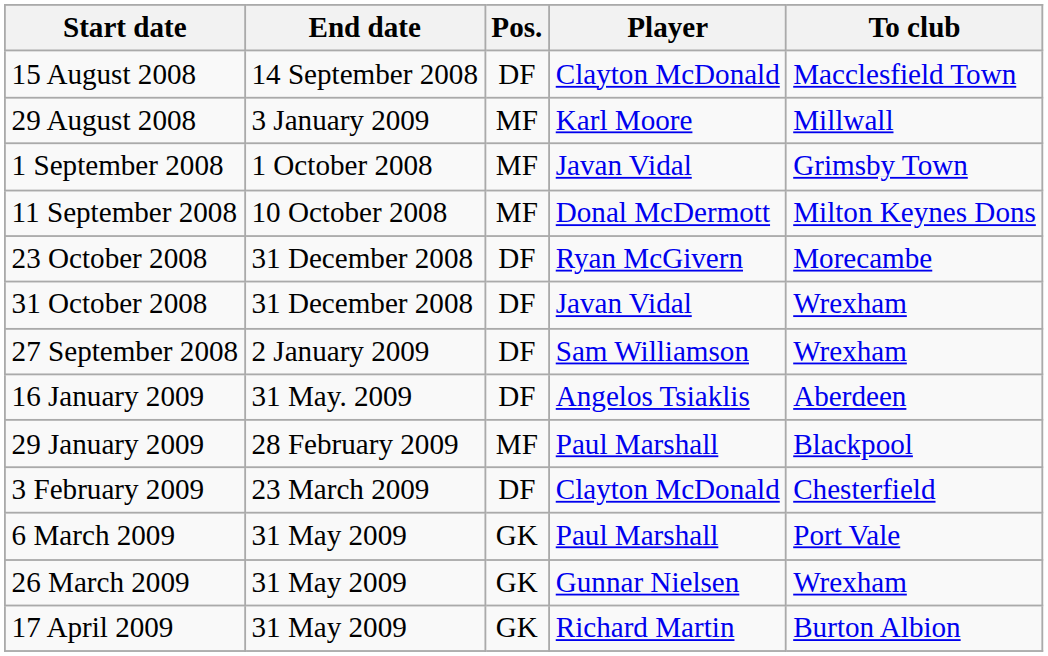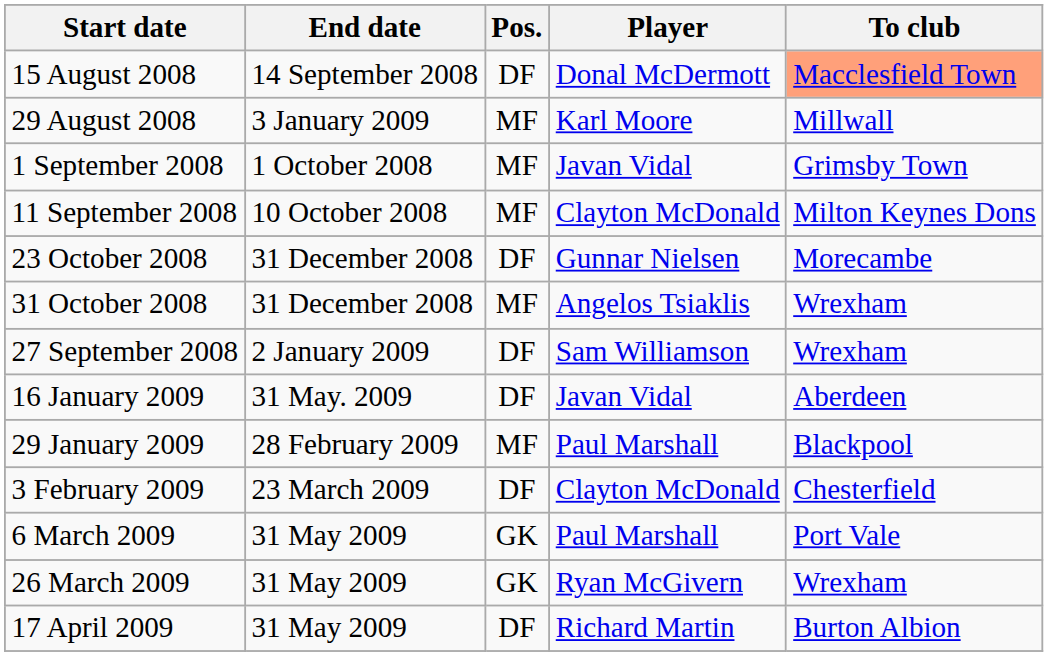(668, 73) Clayton McDonald -> (663, 73) Donal McDermott
(905, 73) no background -> (905, 73) lightsalmon background
(663, 212) Donal McDermott -> (668, 212) Clayton McDonald
(649, 258) Ryan McGivern -> (648, 258) Gunnar Nielsen
(517, 304) DF -> (517, 304) MF
(624, 304) Javan Vidal -> (653, 304) Angelos Tsiaklis
(653, 397) Angelos Tsiaklis -> (624, 397) Javan Vidal
(648, 581) Gunnar Nielsen -> (649, 581) Ryan McGivern
(517, 627) GK -> (517, 627) DF
